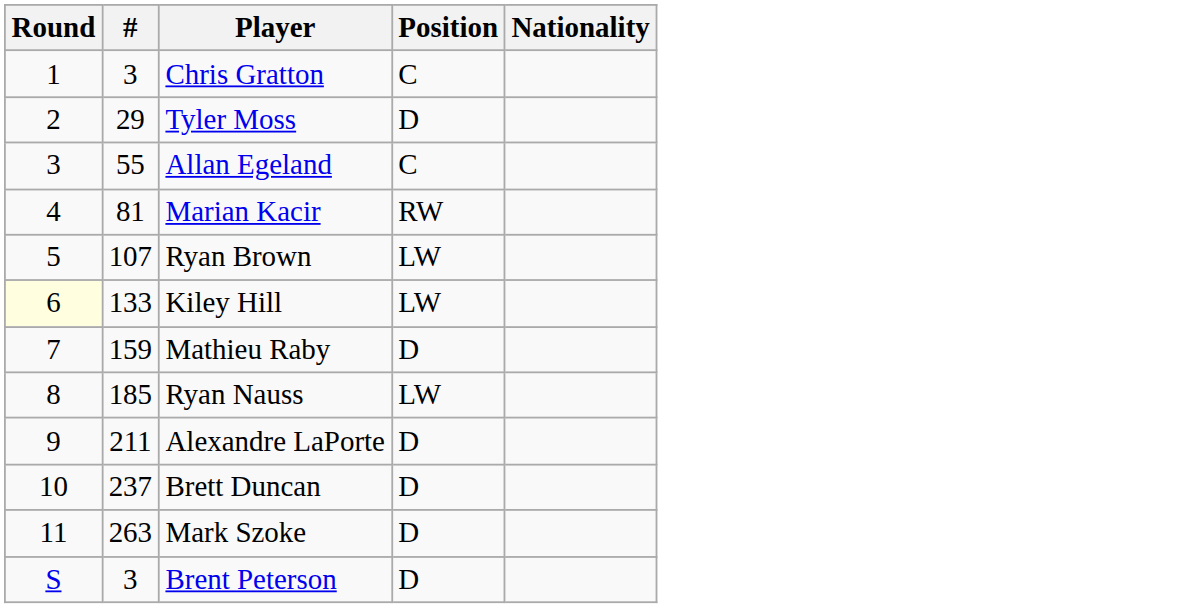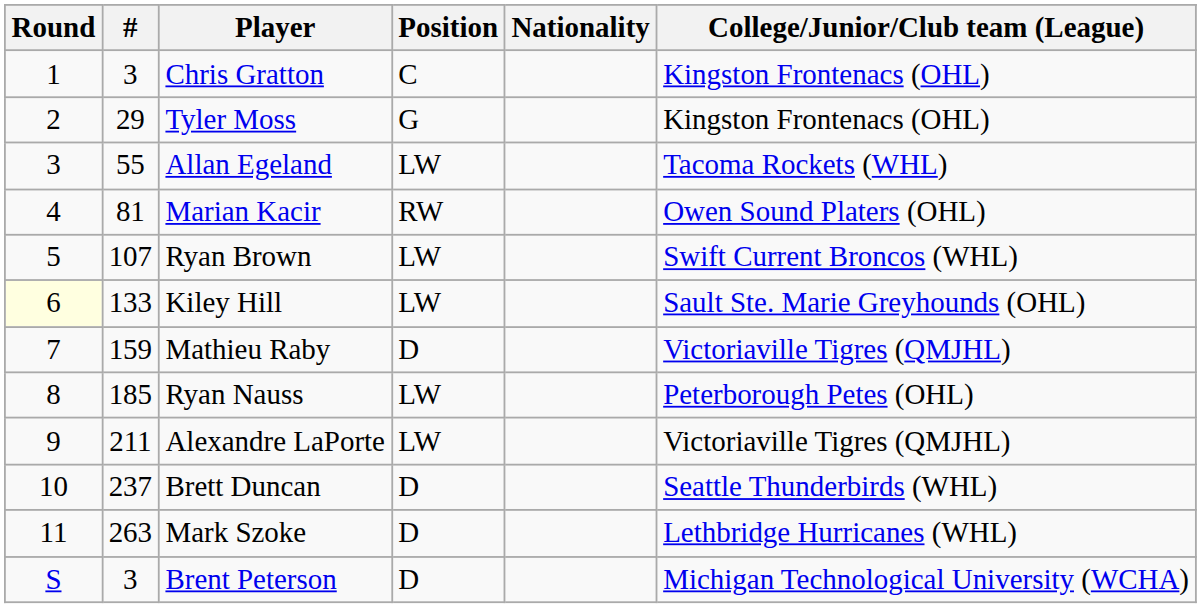+ column: (926, 27)
(409, 119) D -> (409, 119) G
(408, 165) C -> (420, 165) LW
(409, 440) D -> (420, 440) LW
